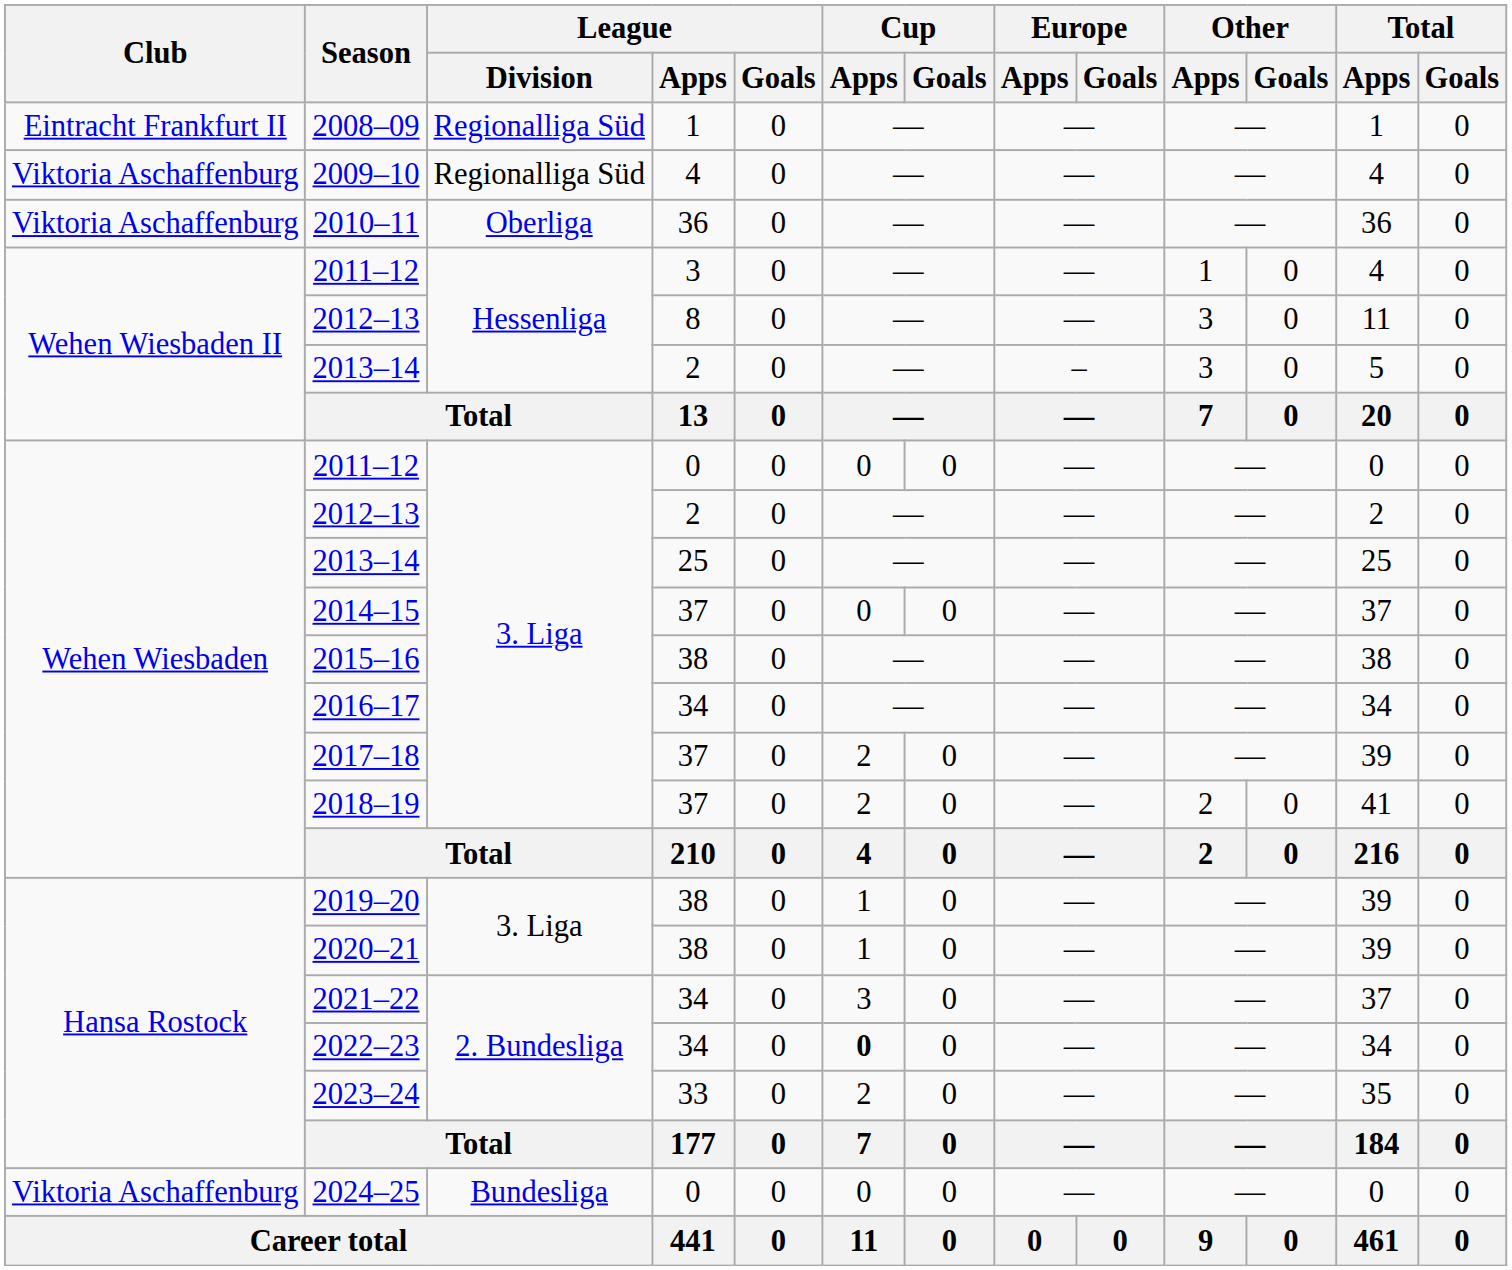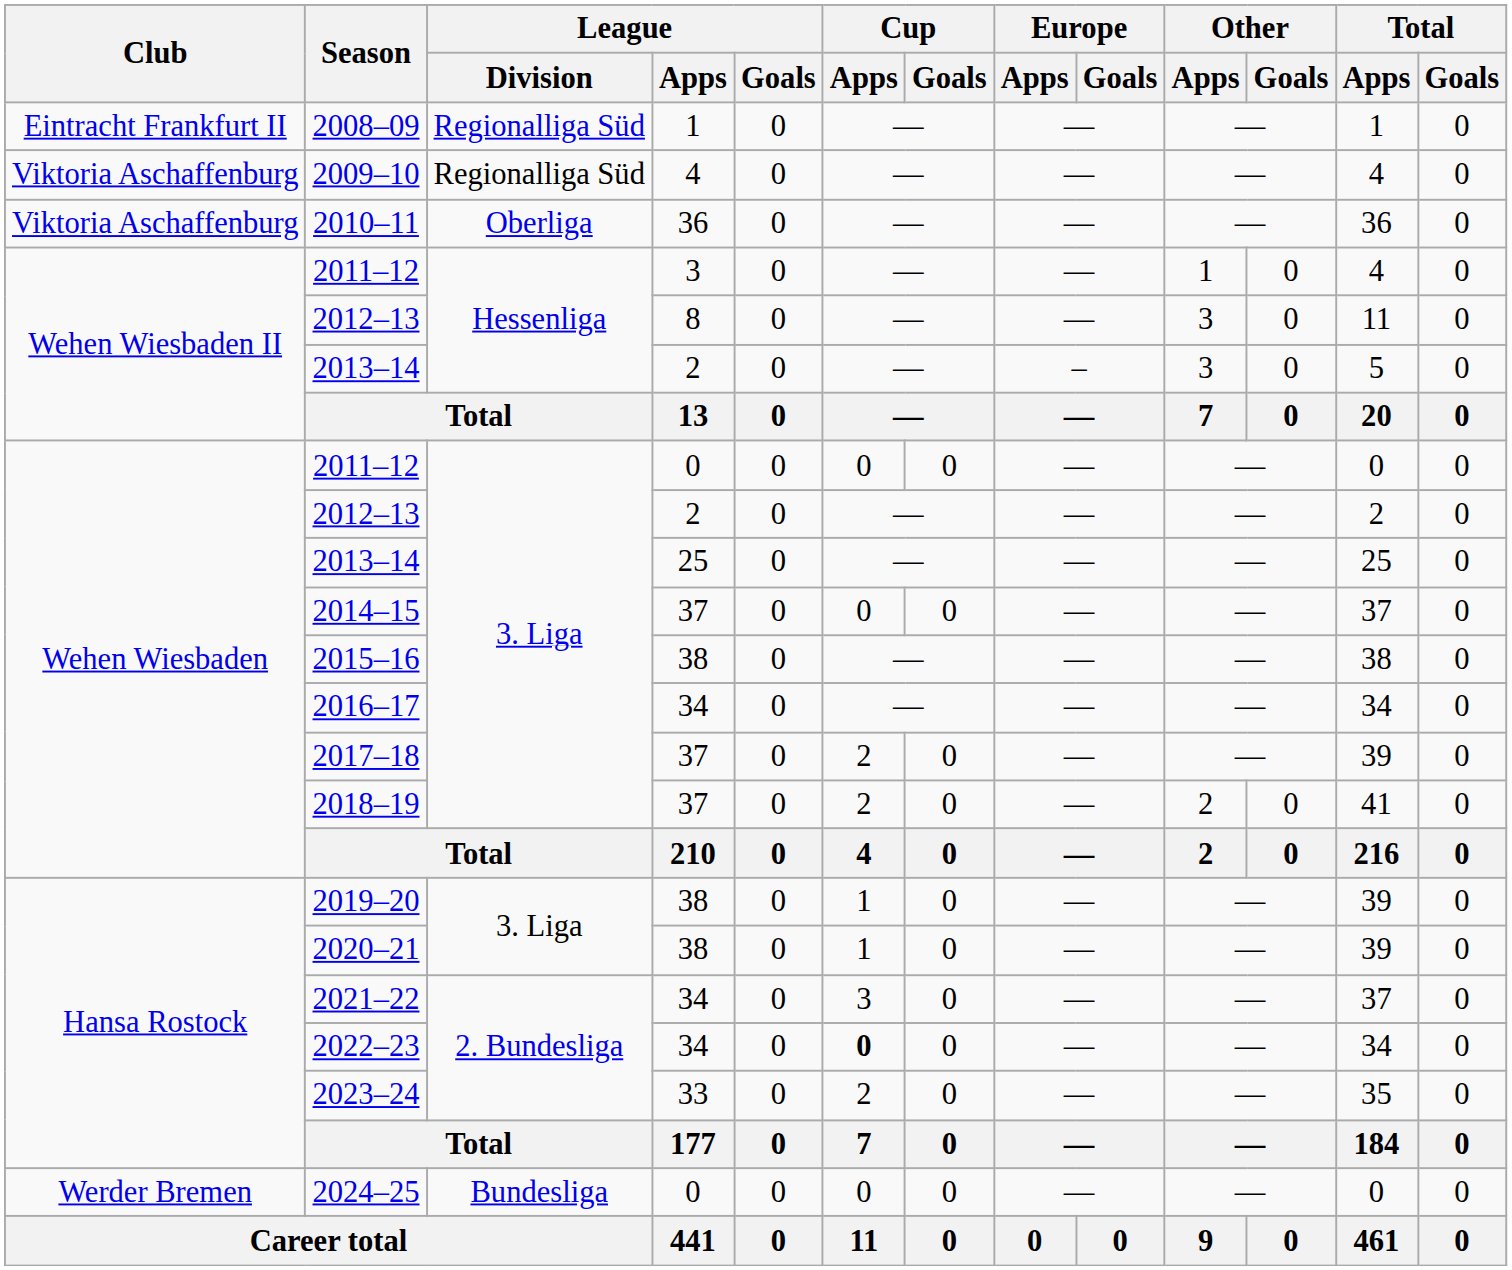(155, 1191) Viktoria Aschaffenburg -> (155, 1191) Werder Bremen
